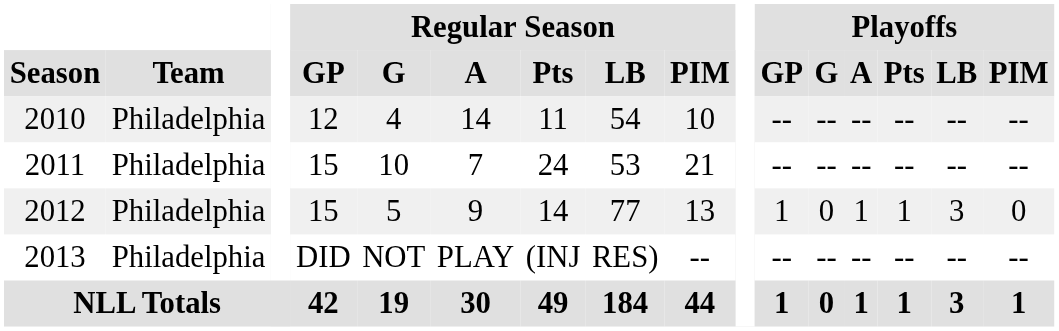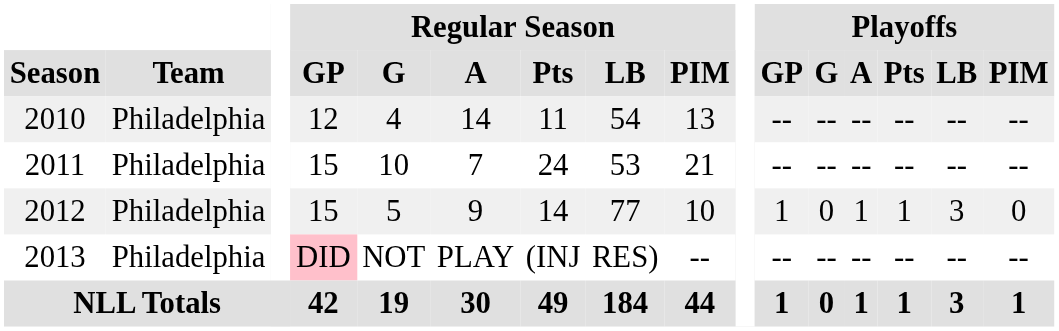(700, 118) 10 -> (700, 118) 13
(700, 210) 13 -> (700, 210) 10
(323, 256) no background -> (323, 256) pink background
